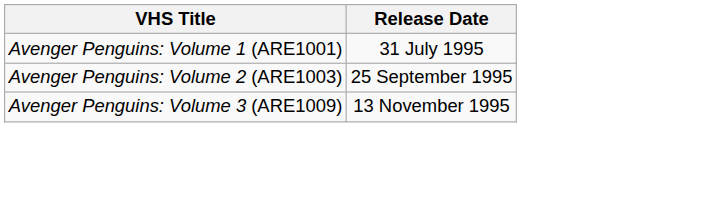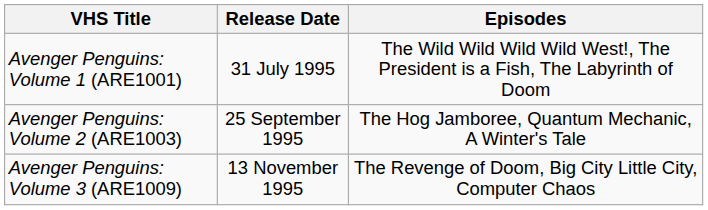+ column: (526, 19)
